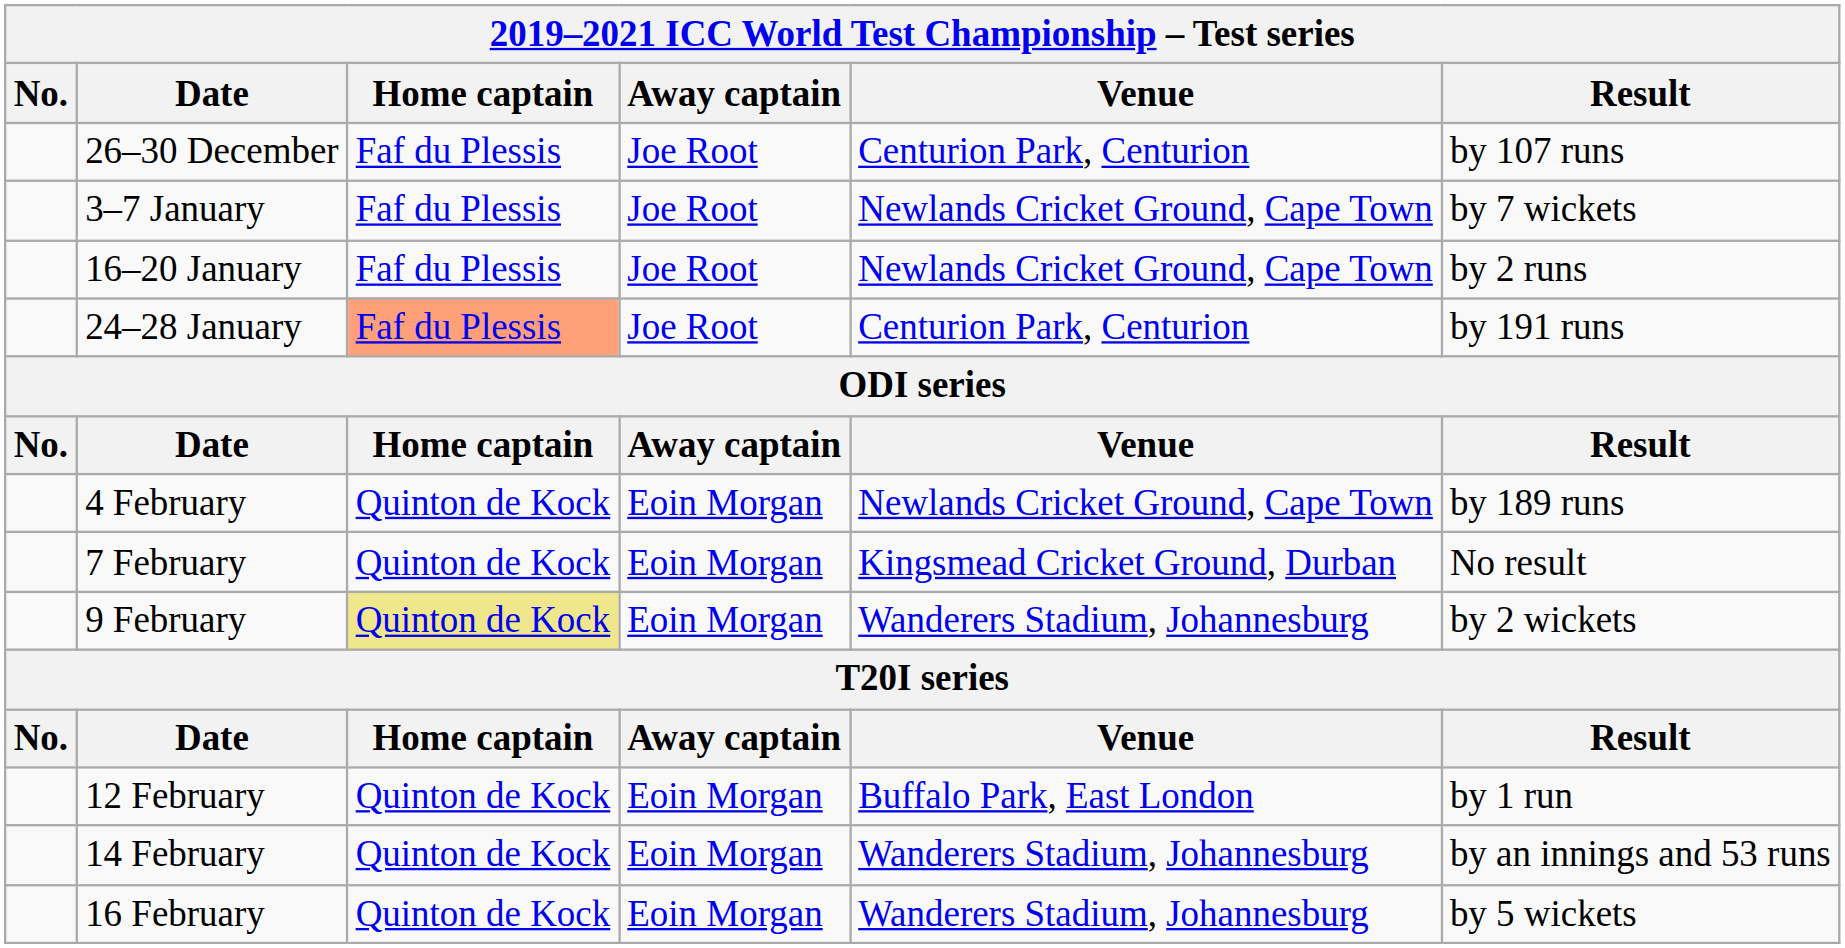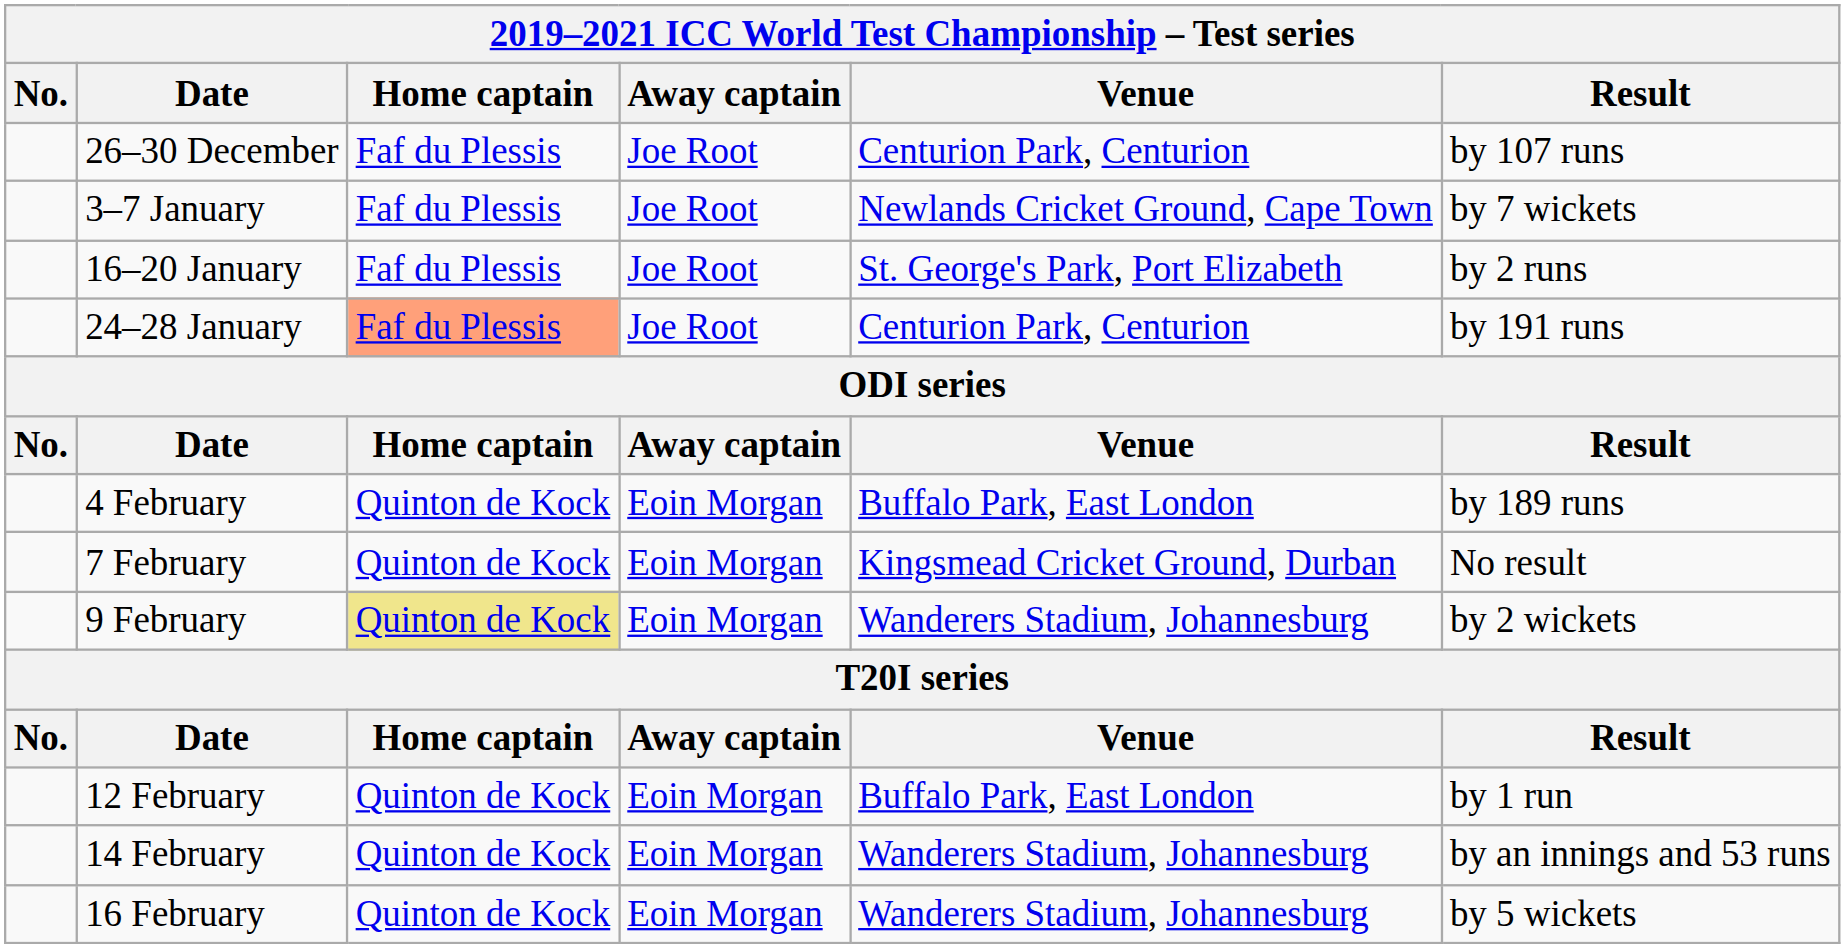(1146, 268) Newlands Cricket Ground, Cape Town -> (1100, 268) St. George's Park, Port Elizabeth
(1146, 502) Newlands Cricket Ground, Cape Town -> (1056, 502) Buffalo Park, East London
